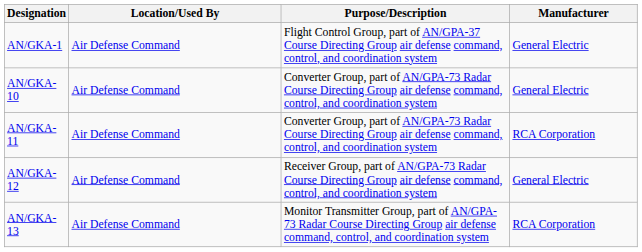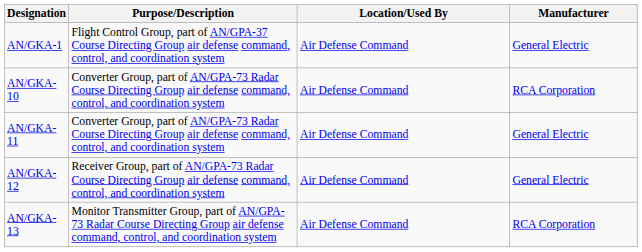columns swapped: (395, 13) <-> (175, 13)
(551, 90) General Electric -> (554, 90) RCA Corporation
(554, 135) RCA Corporation -> (551, 135) General Electric
